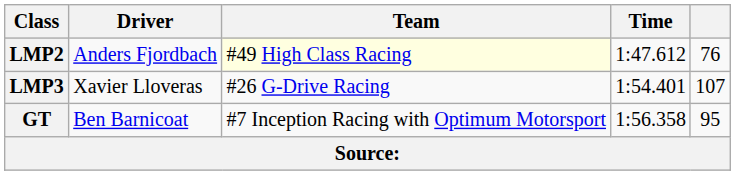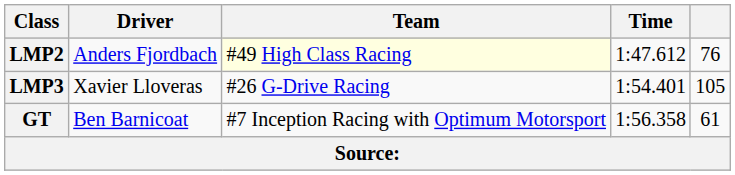(710, 87) 107 -> (710, 87) 105
(710, 120) 95 -> (710, 120) 61
